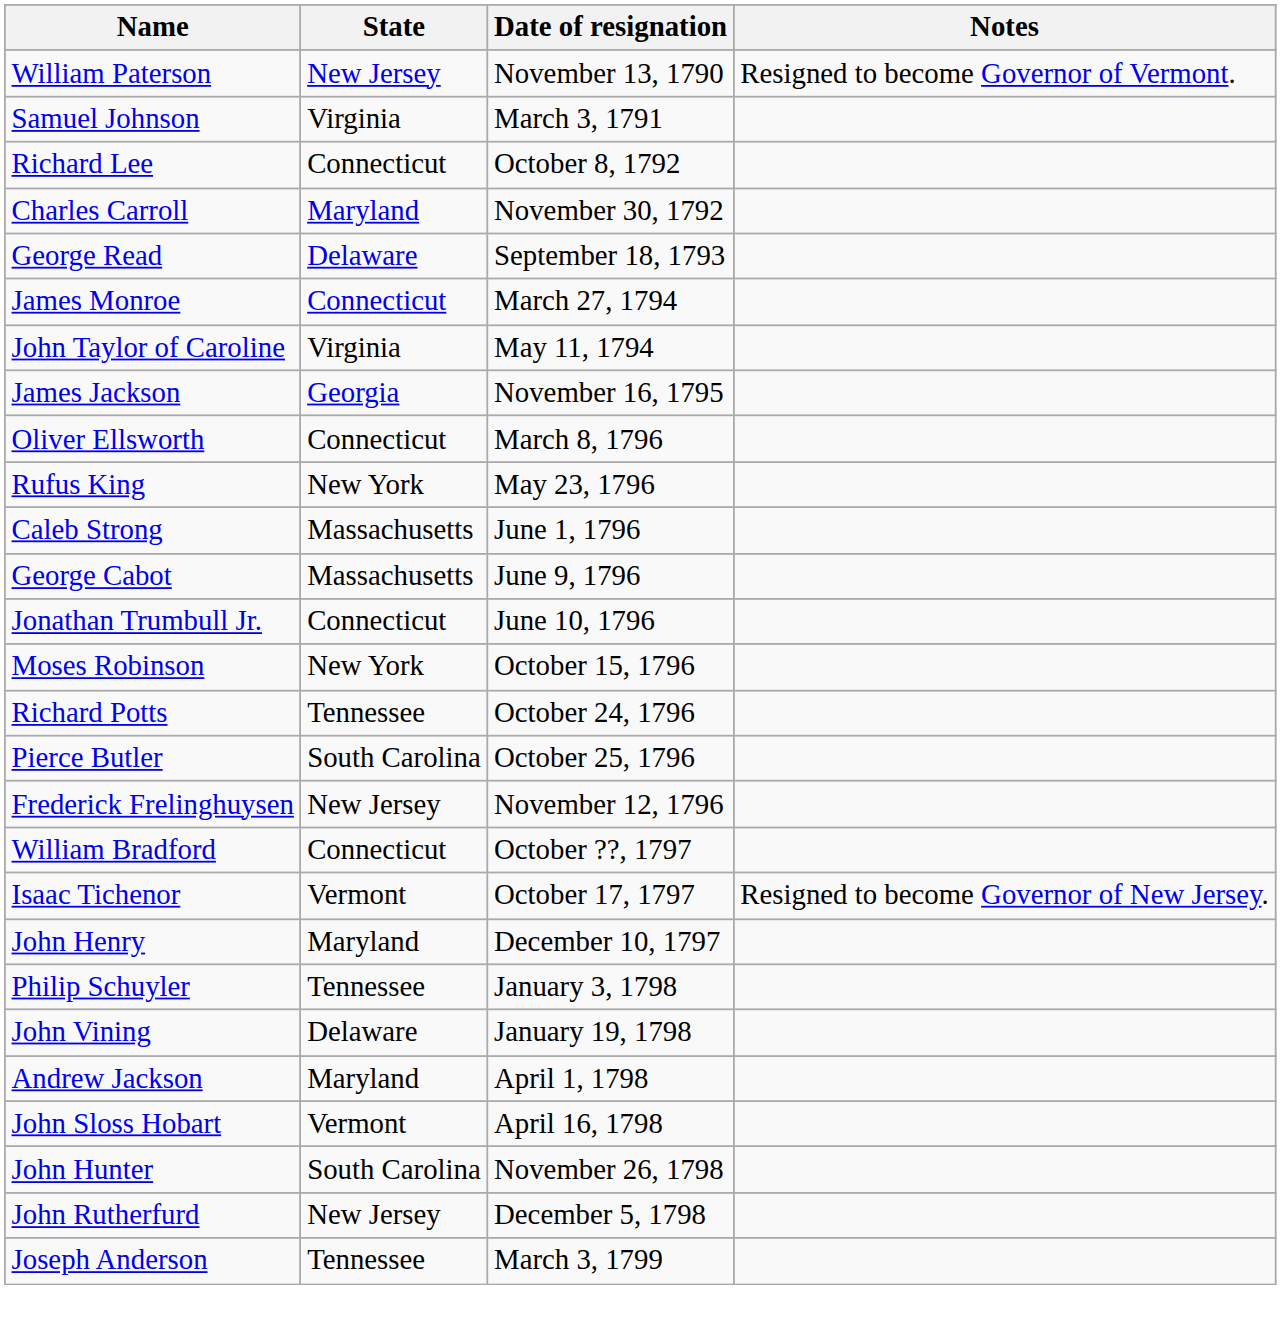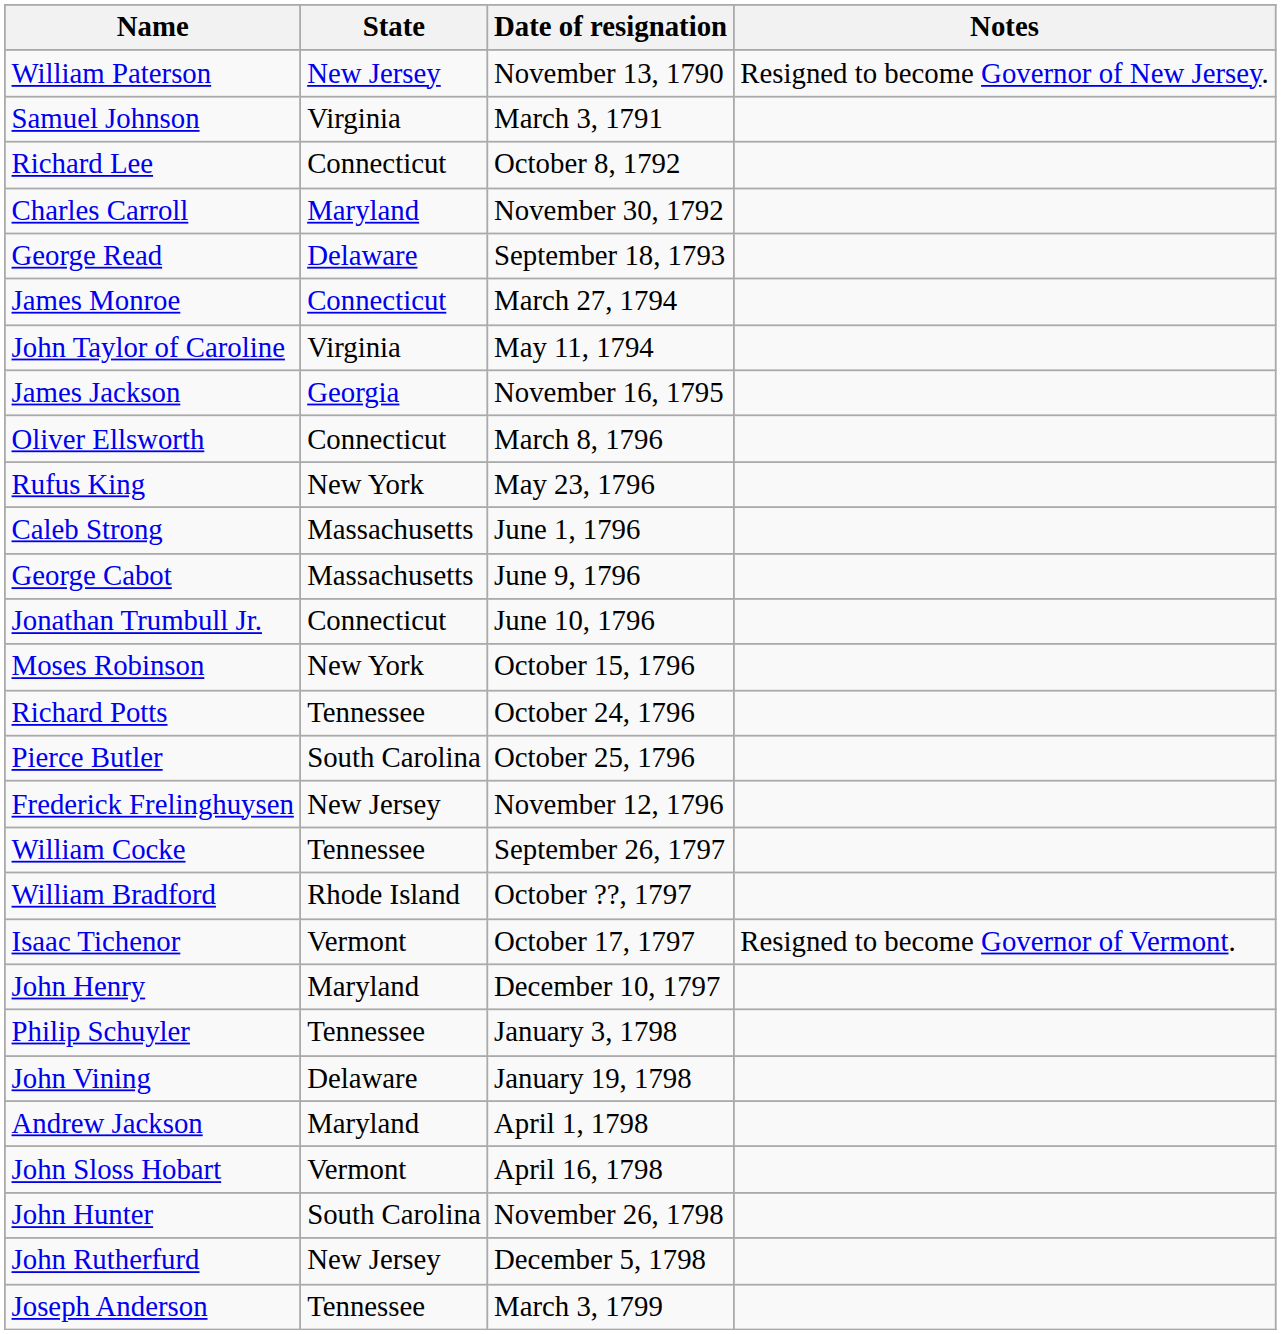(988, 73) Resigned to become Governor of Vermont. -> (1005, 73) Resigned to become Governor of New Jersey.
+ row: (99, 849)
(377, 849) Connecticut -> (384, 895) Rhode Island
(1005, 895) Resigned to become Governor of New Jersey. -> (988, 940) Resigned to become Governor of Vermont.
